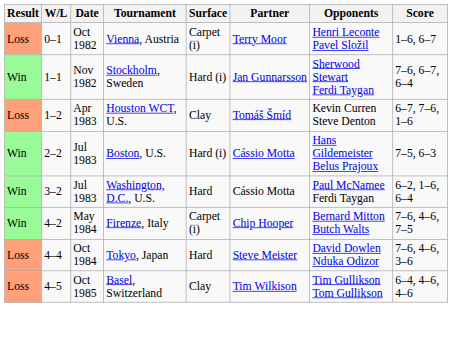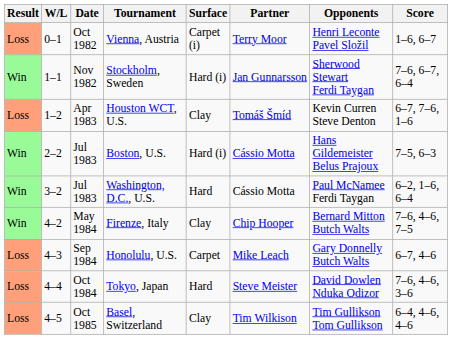(205, 223) Carpet (i) -> (200, 223) Clay
+ row: (142, 255)
